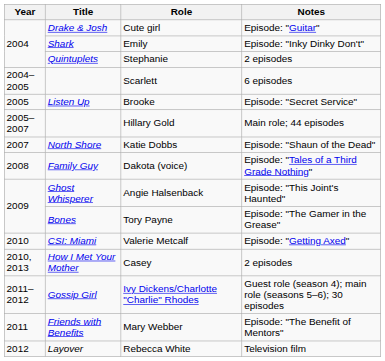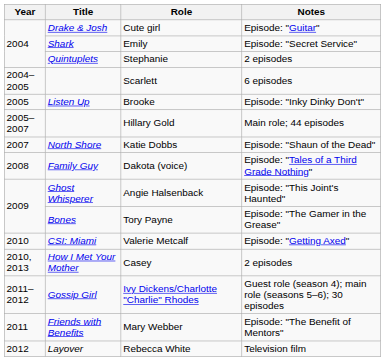(304, 43) Episode: "Inky Dinky Don't" -> (301, 43) Episode: "Secret Service"
(301, 102) Episode: "Secret Service" -> (304, 102) Episode: "Inky Dinky Don't"
